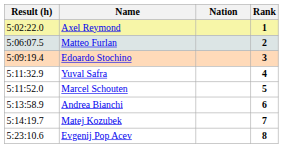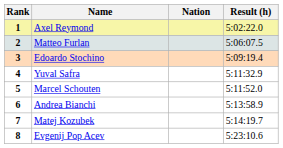columns swapped: (264, 12) <-> (32, 12)
